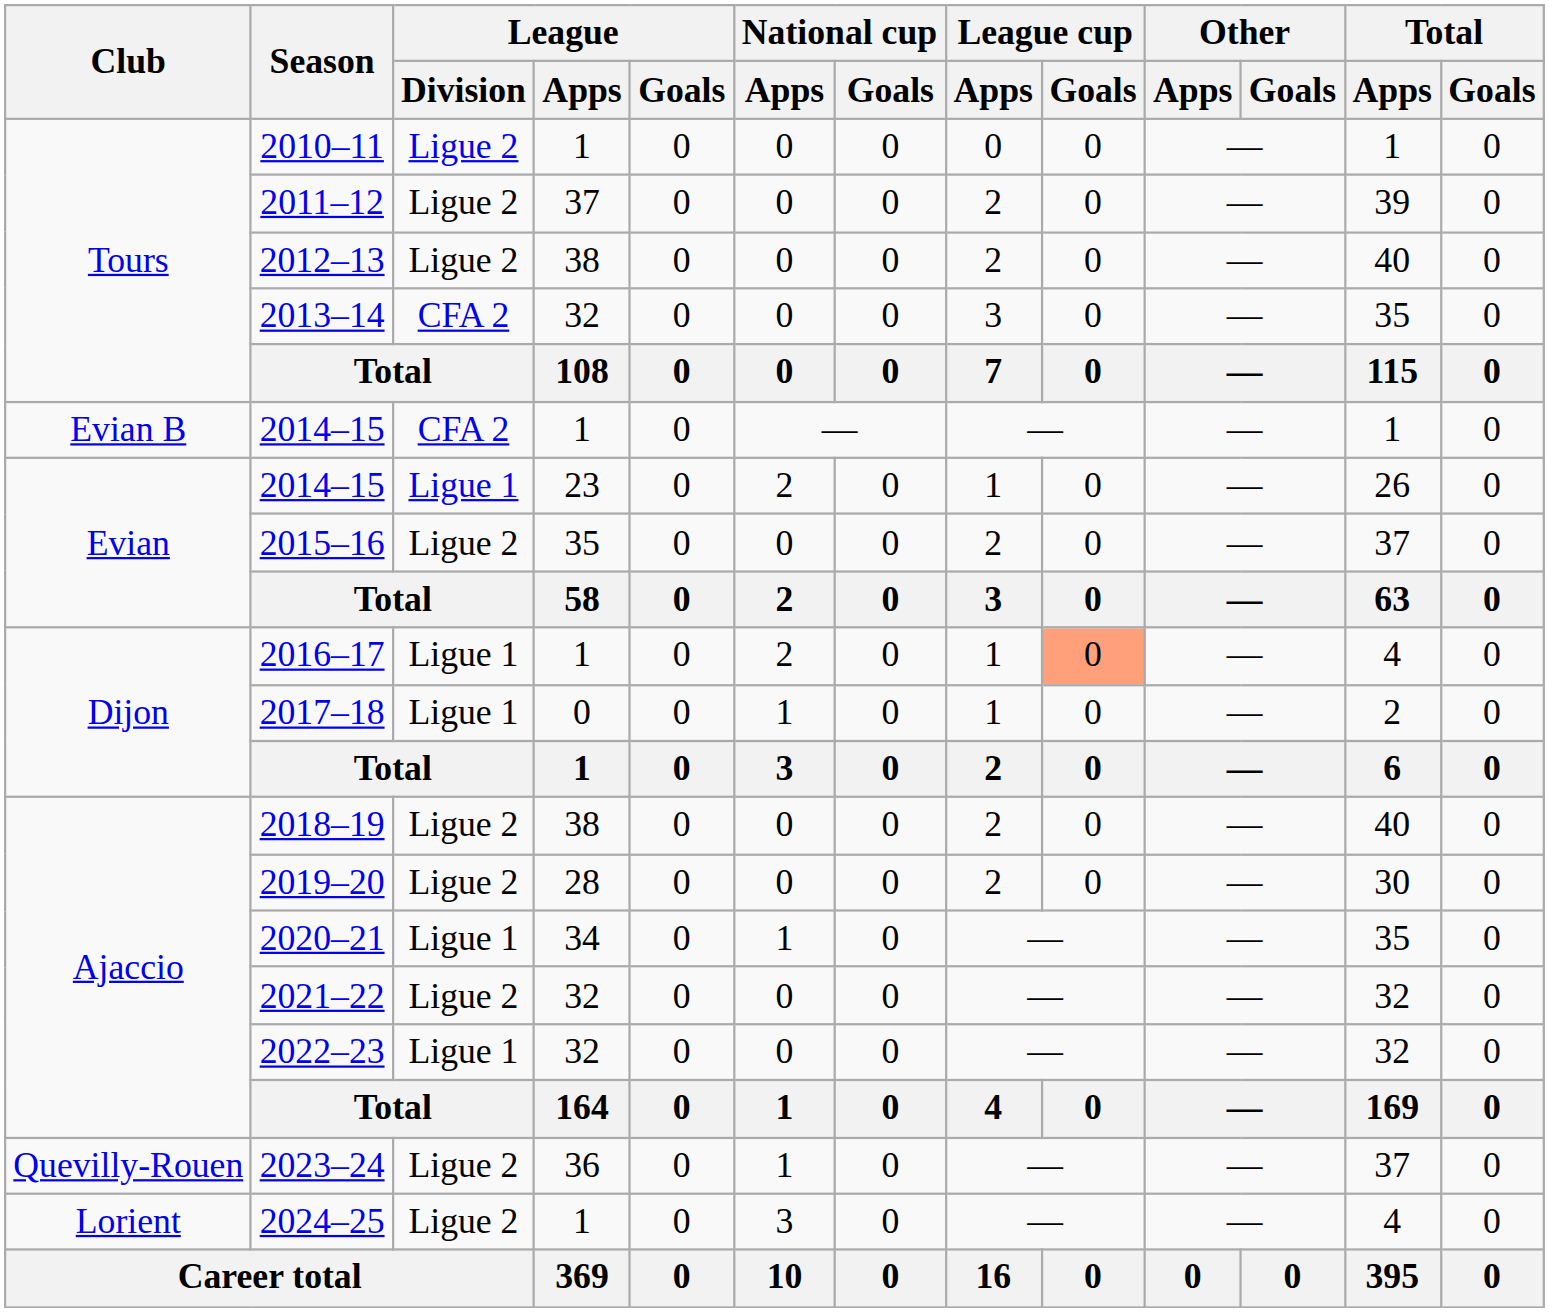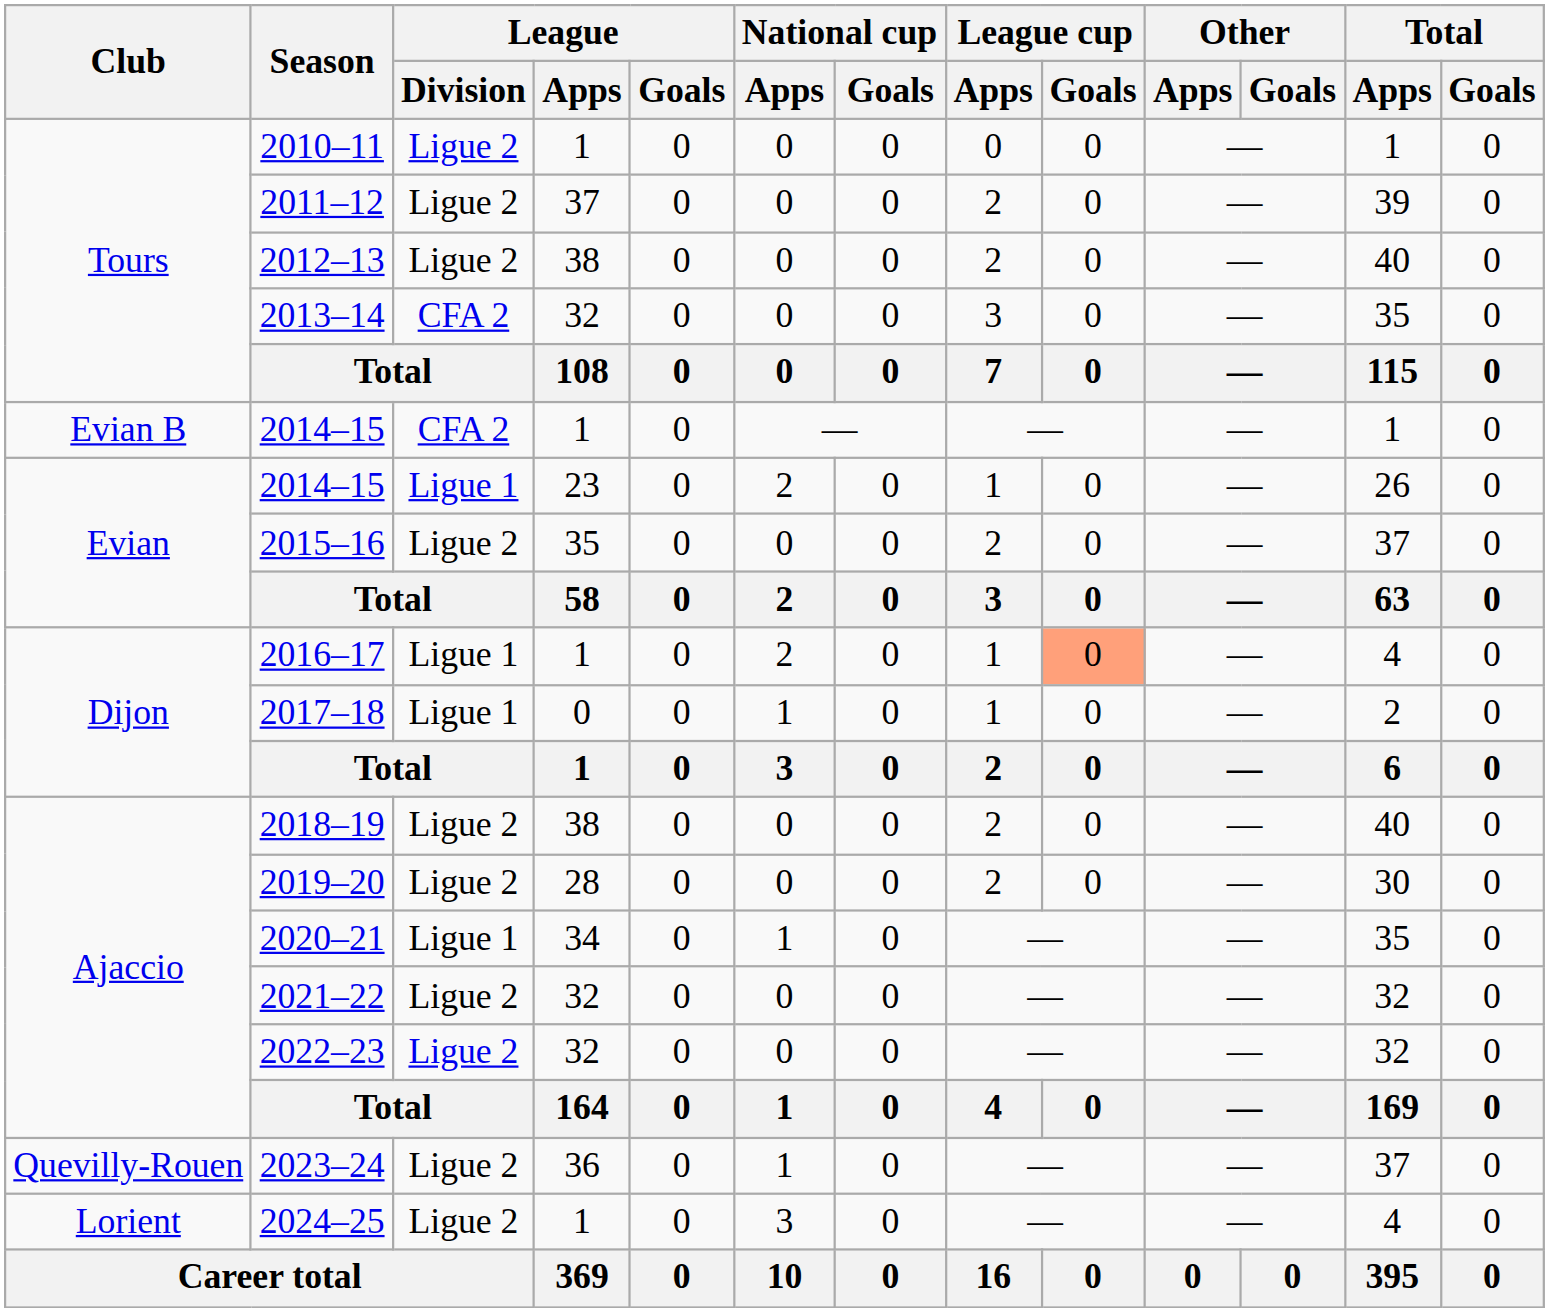(463, 1051) Ligue 1 -> (463, 1051) Ligue 2
